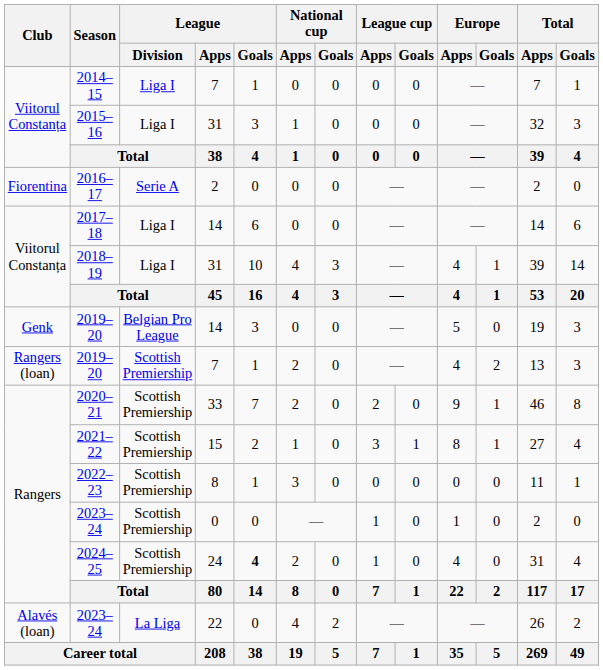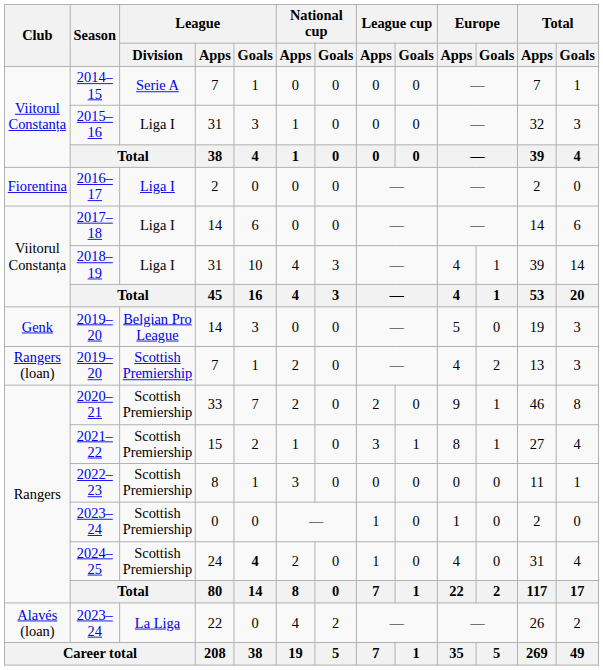(157, 85) Liga I -> (157, 85) Serie A
(157, 186) Serie A -> (157, 186) Liga I
